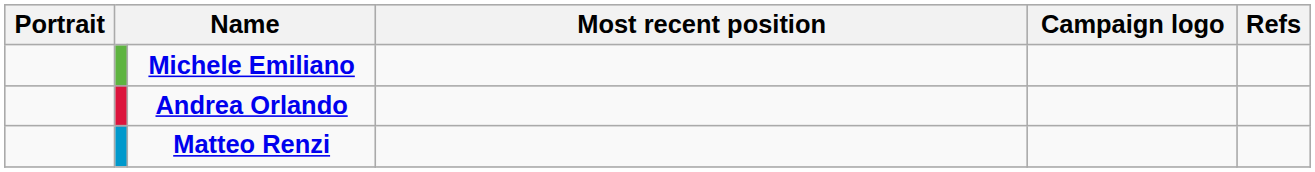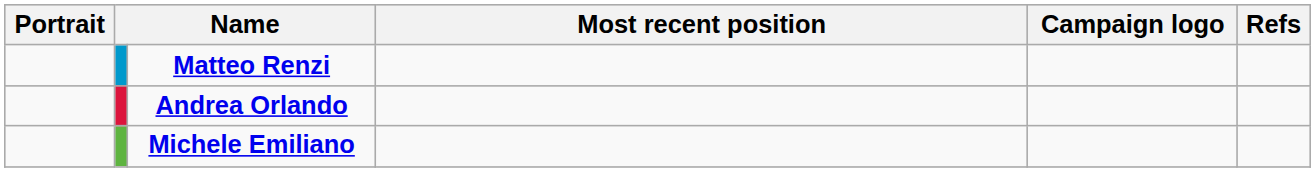rows swapped: (252, 145) <-> (252, 65)
